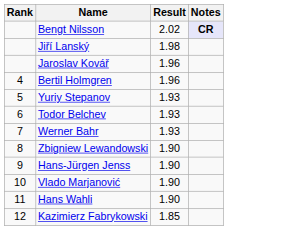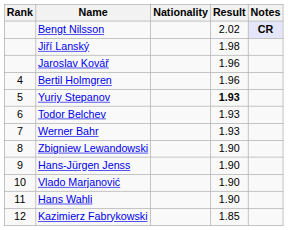+ column: (181, 13)
(170, 98) normal -> (229, 98) bold
